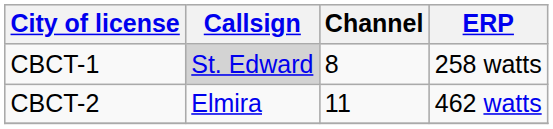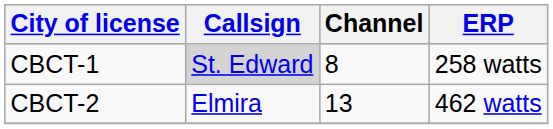(338, 103) 11 -> (339, 103) 13
